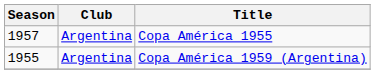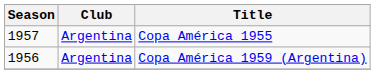(23, 58) 1955 -> (23, 58) 1956
